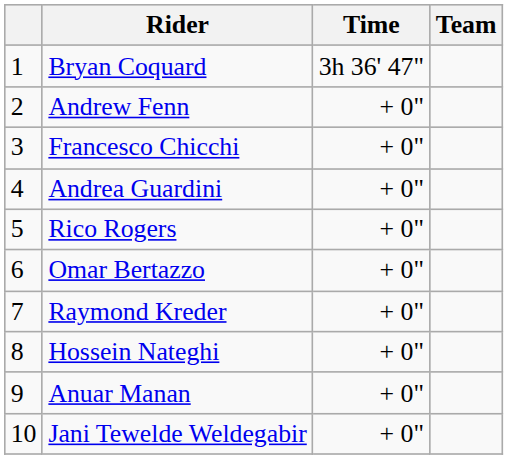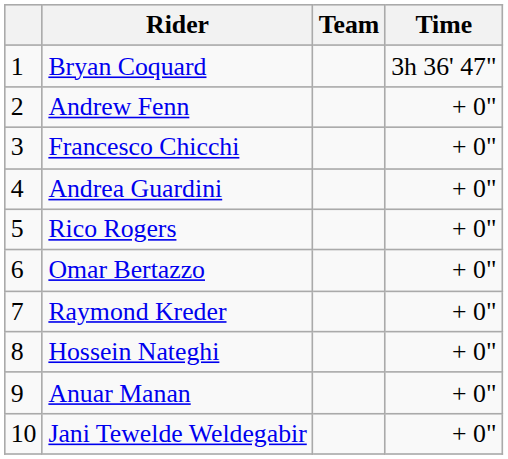columns swapped: (466, 24) <-> (371, 24)
